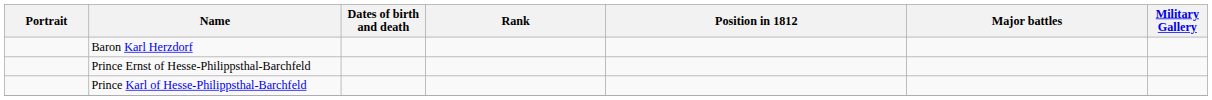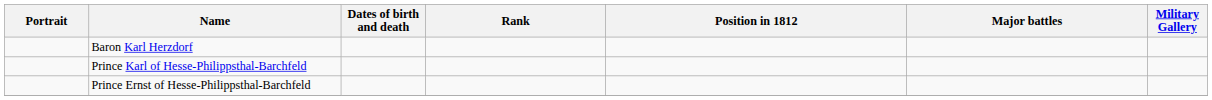rows swapped: (199, 85) <-> (201, 66)
